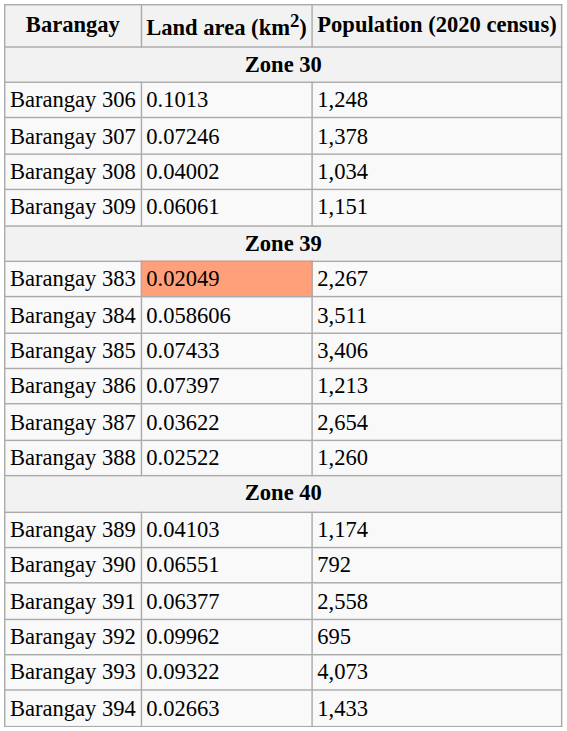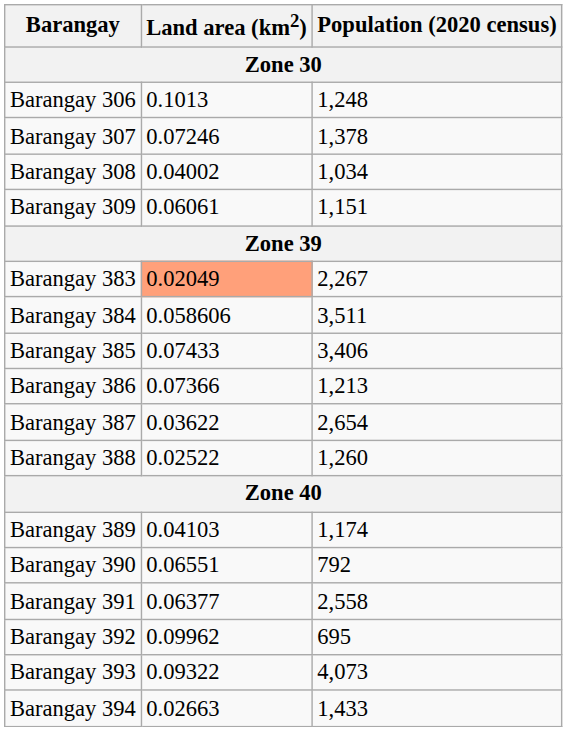(183, 386) 0.07397 -> (183, 386) 0.07366
